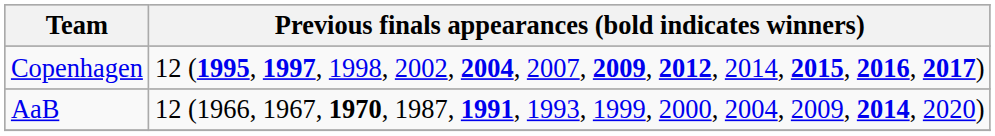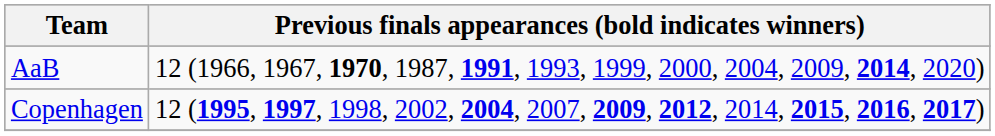rows swapped: (35, 109) <-> (77, 67)
